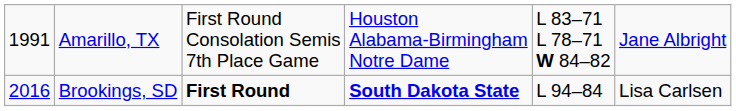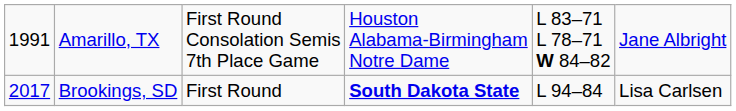(30, 90) 2016 -> (30, 90) 2017
(238, 90) bold -> (234, 90) normal
